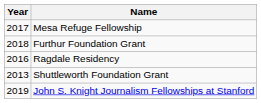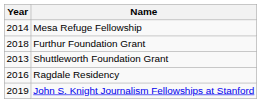(18, 28) 2017 -> (18, 28) 2014
rows swapped: (101, 75) <-> (76, 59)
